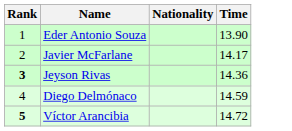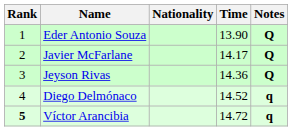+ column: (269, 14)
(22, 75) bold -> (22, 75) normal
(234, 95) 14.59 -> (234, 95) 14.52
